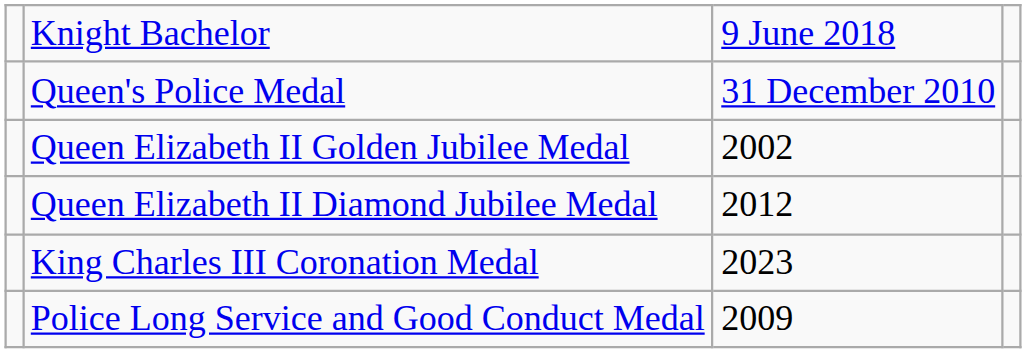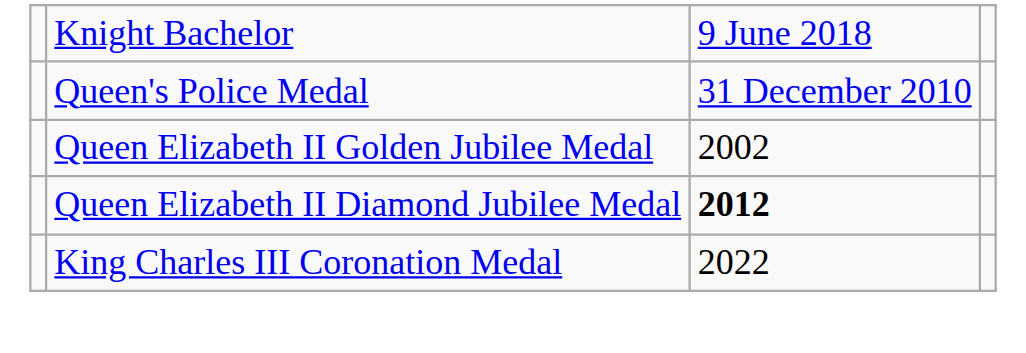(757, 204) normal -> (734, 204) bold
(757, 261) 2023 -> (734, 261) 2022
- row: (368, 318)
